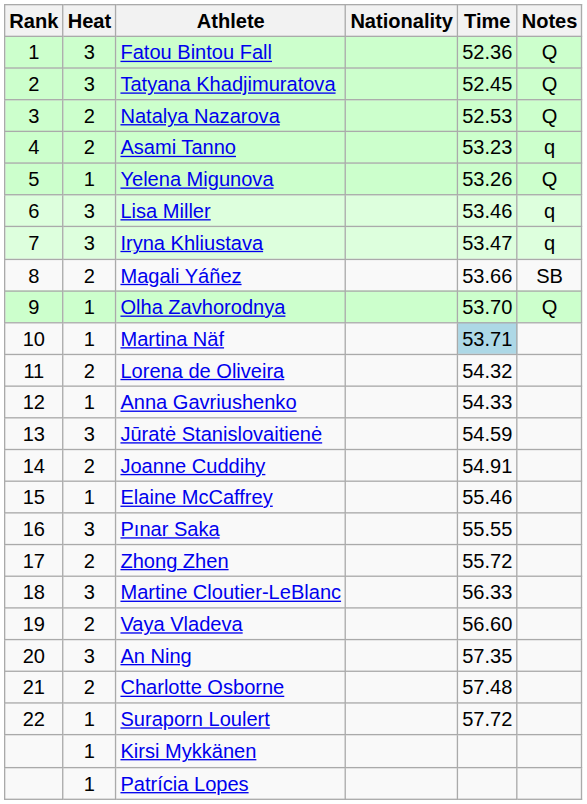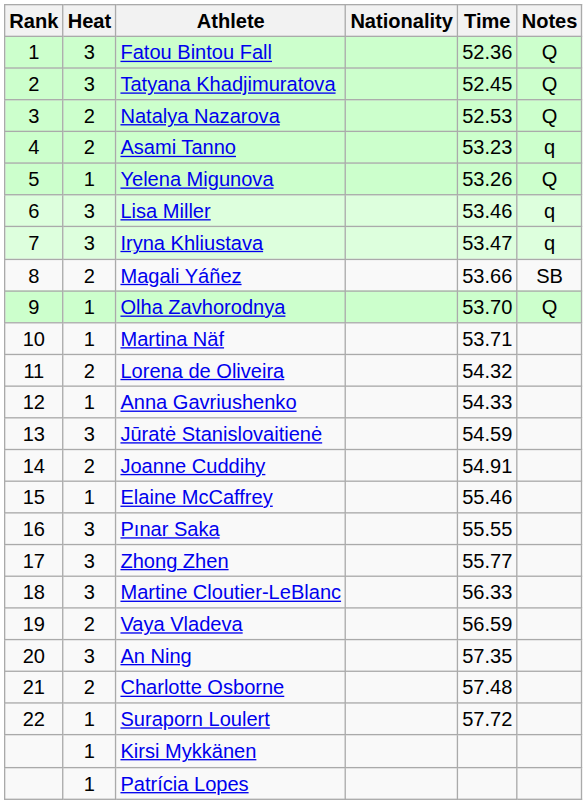(487, 338) lightblue background -> (487, 338) no background
(89, 561) 2 -> (89, 561) 3
(487, 561) 55.72 -> (487, 561) 55.77
(487, 624) 56.60 -> (487, 624) 56.59
